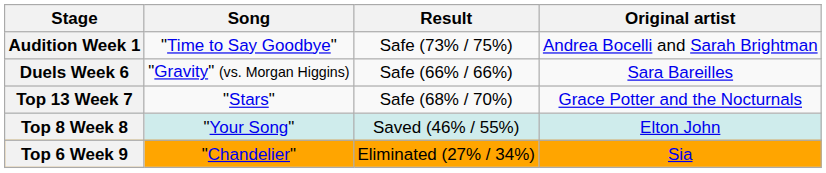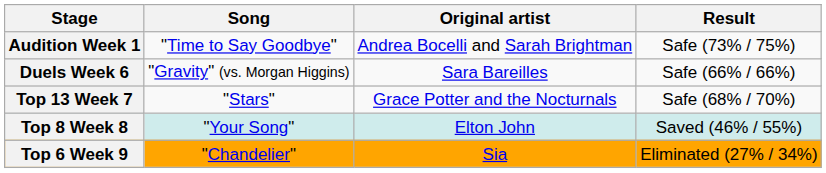columns swapped: (680, 18) <-> (446, 18)
